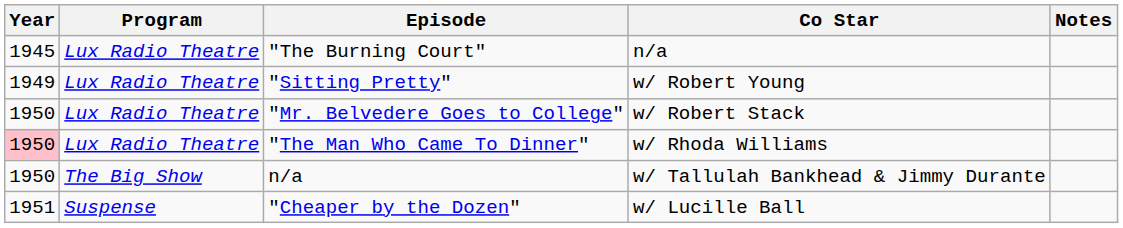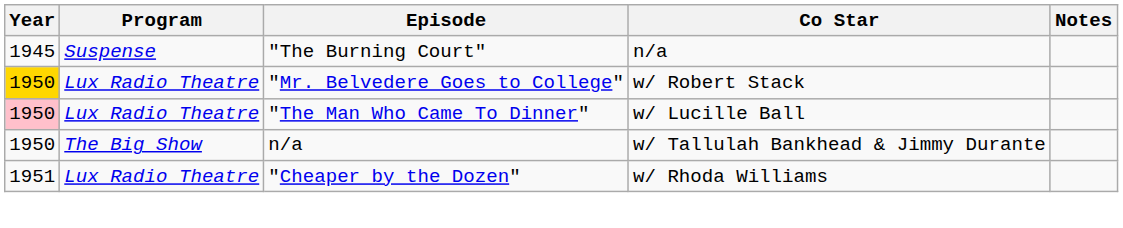(162, 51) Lux Radio Theatre -> (110, 51) Suspense
- row: (360, 83)
(32, 114) no background -> (32, 83) gold background
(730, 145) w/ Rhoda Williams -> (719, 114) w/ Lucille Ball
(110, 207) Suspense -> (162, 176) Lux Radio Theatre
(719, 207) w/ Lucille Ball -> (730, 176) w/ Rhoda Williams
